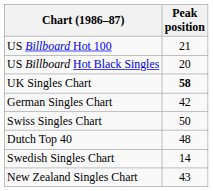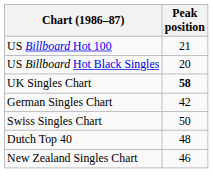- row: (61, 158)
(185, 177) 43 -> (185, 158) 46
